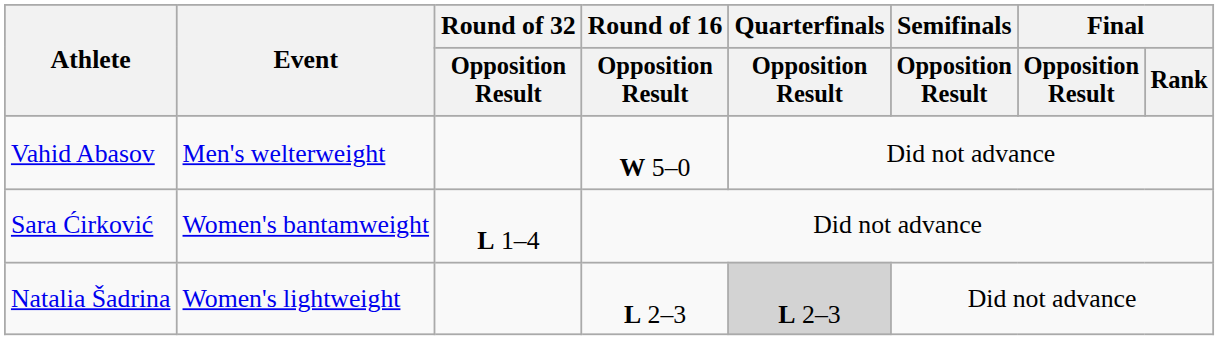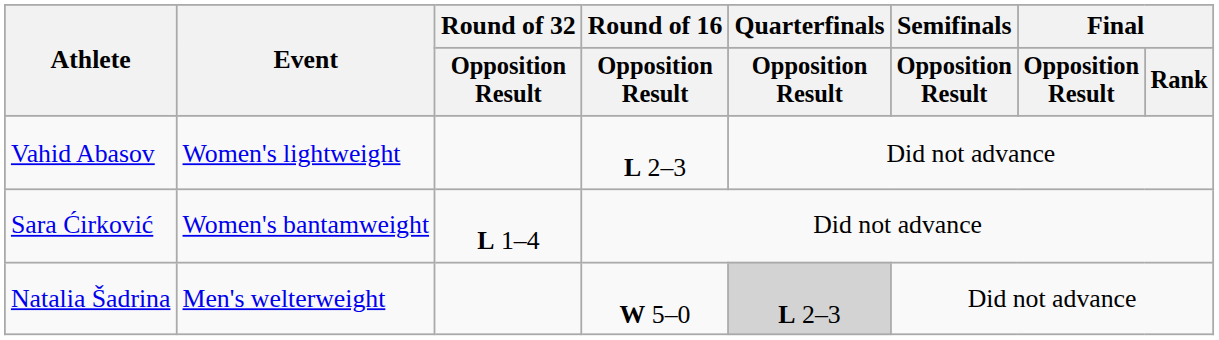(284, 152) Men's welterweight -> (291, 152) Women's lightweight
(655, 167) W 5–0 -> (655, 167) L 2–3
(291, 298) Women's lightweight -> (284, 298) Men's welterweight
(655, 313) L 2–3 -> (655, 313) W 5–0
